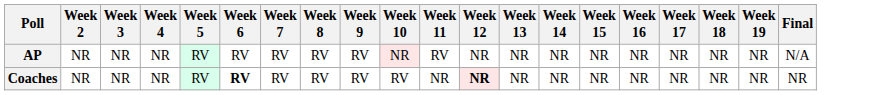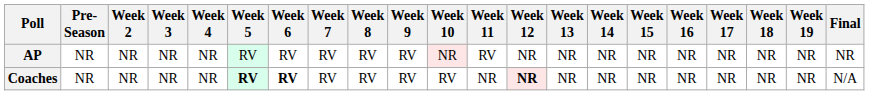+ column: (85, 24)
(797, 55) N/A -> (845, 55) NR
(200, 78) normal -> (248, 78) bold
(798, 78) NR -> (845, 78) N/A
